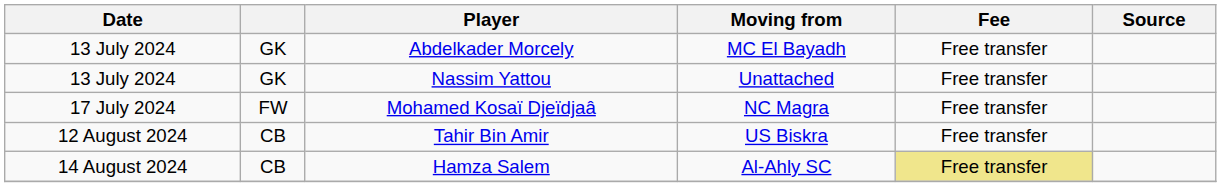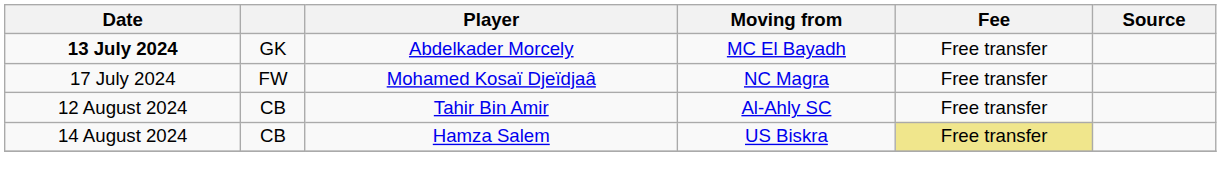(123, 48) normal -> (123, 48) bold
- row: (491, 78)
(786, 136) US Biskra -> (786, 107) Al-Ahly SC
(786, 166) Al-Ahly SC -> (786, 136) US Biskra
